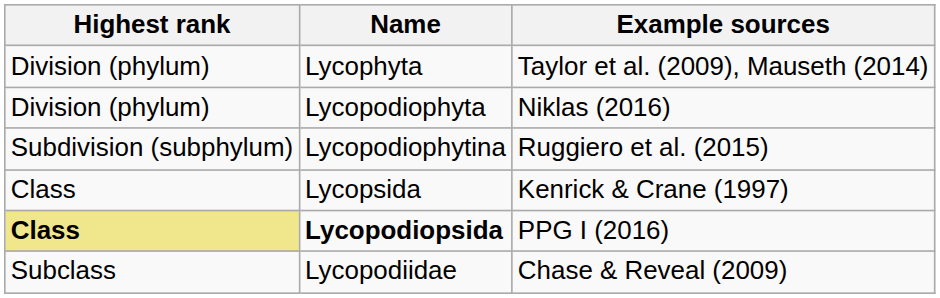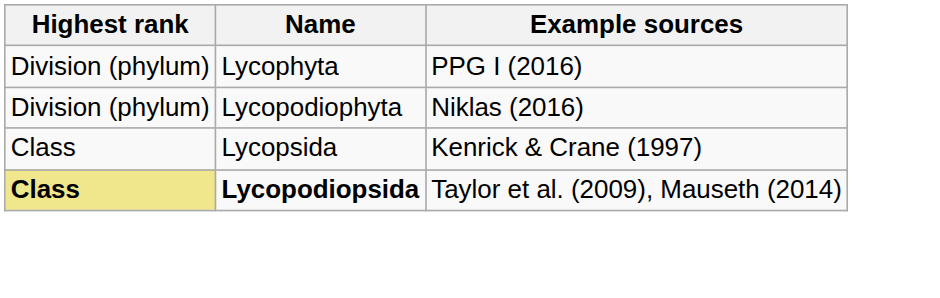(723, 66) Taylor et al. (2009), Mauseth (2014) -> (507, 66) PPG I (2016)
- row: (406, 148)
(594, 230) PPG I (2016) -> (637, 189) Taylor et al. (2009), Mauseth (2014)
- row: (381, 271)
